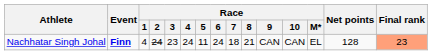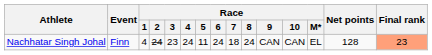(121, 43) bold -> (120, 43) normal
(249, 43) 21 -> (249, 43) 24
